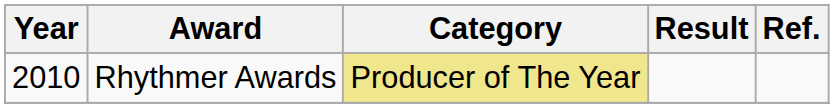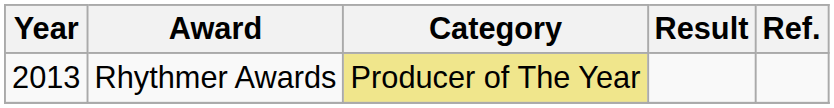(46, 77) 2010 -> (46, 77) 2013
